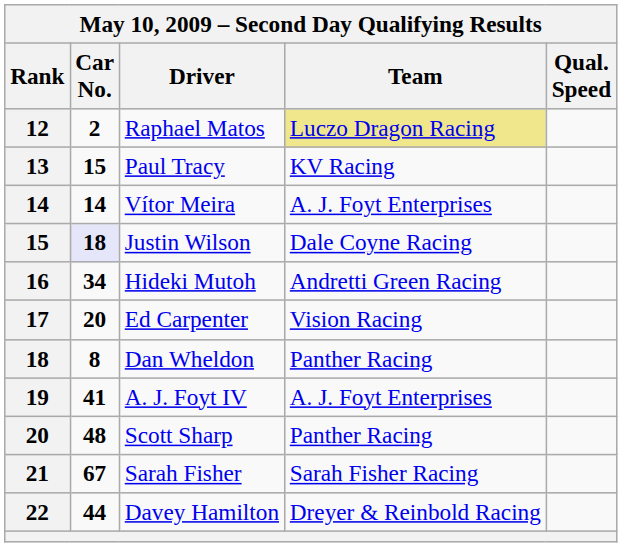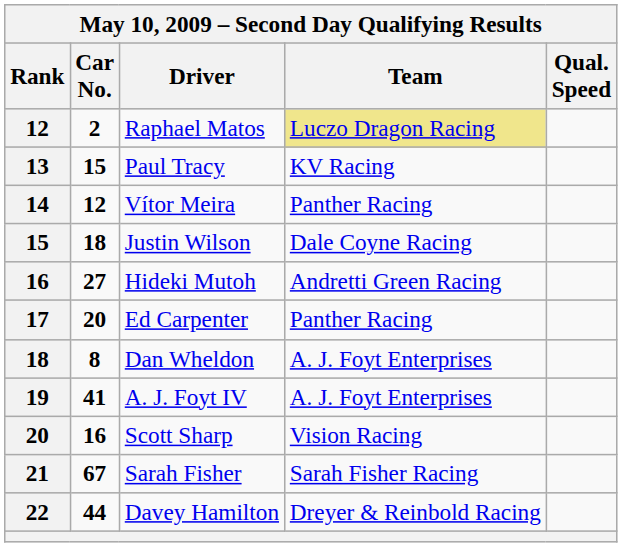(95, 204) 14 -> (95, 204) 12
(391, 204) A. J. Foyt Enterprises -> (361, 204) Panther Racing
(95, 243) lavender background -> (95, 243) no background
(95, 281) 34 -> (95, 281) 27
(356, 319) Vision Racing -> (361, 319) Panther Racing
(361, 358) Panther Racing -> (391, 358) A. J. Foyt Enterprises
(95, 434) 48 -> (95, 434) 16
(361, 434) Panther Racing -> (356, 434) Vision Racing
